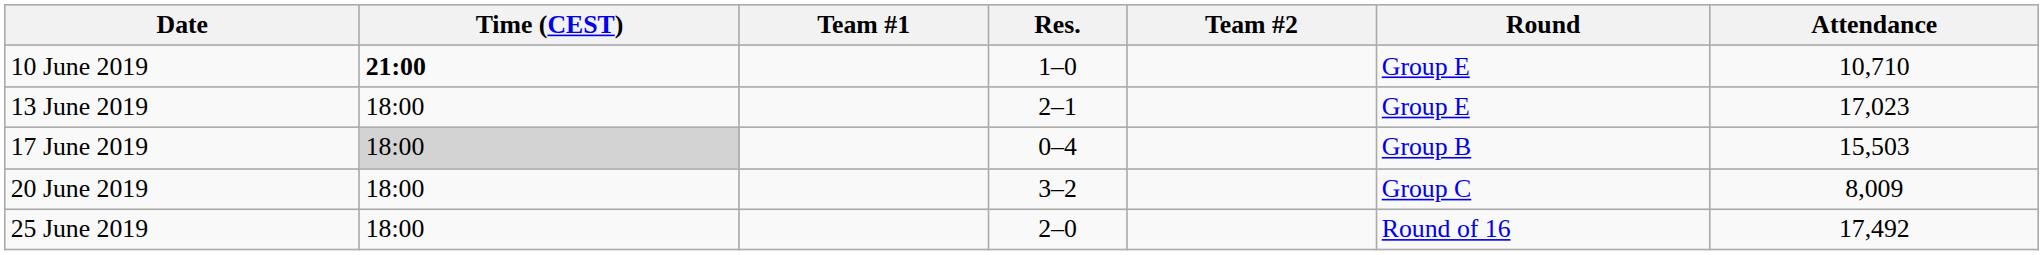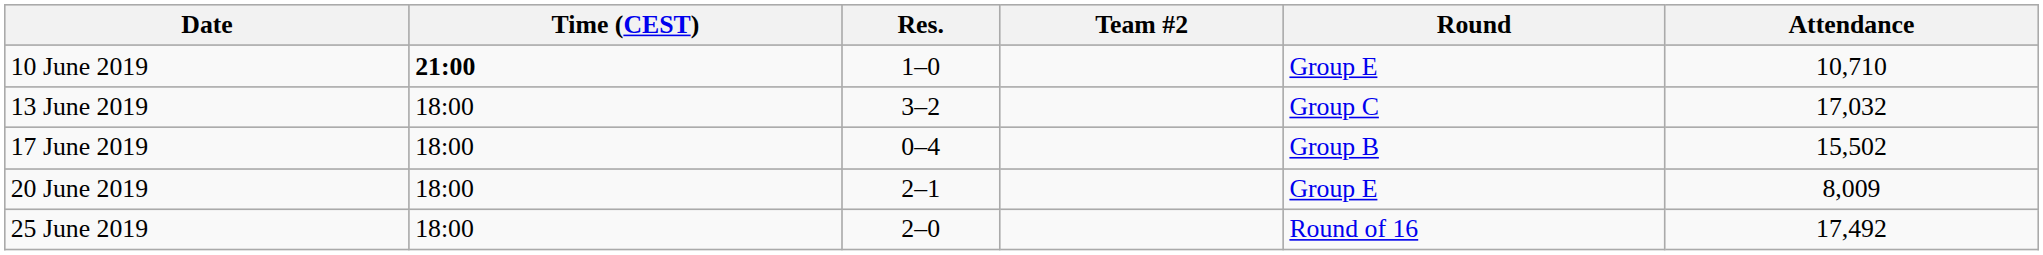- column: (864, 24)
(1057, 106) 2–1 -> (921, 106) 3–2
(1426, 106) Group E -> (1334, 106) Group C
(1874, 106) 17,023 -> (1851, 106) 17,032
(395, 147) lightgrey background -> (445, 147) no background
(1874, 147) 15,503 -> (1851, 147) 15,502
(1057, 188) 3–2 -> (921, 188) 2–1
(1427, 188) Group C -> (1333, 188) Group E
